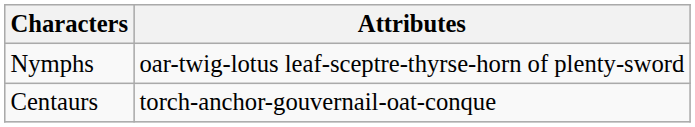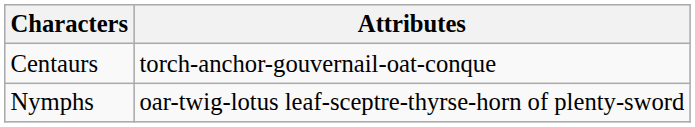rows swapped: (54, 102) <-> (52, 63)
